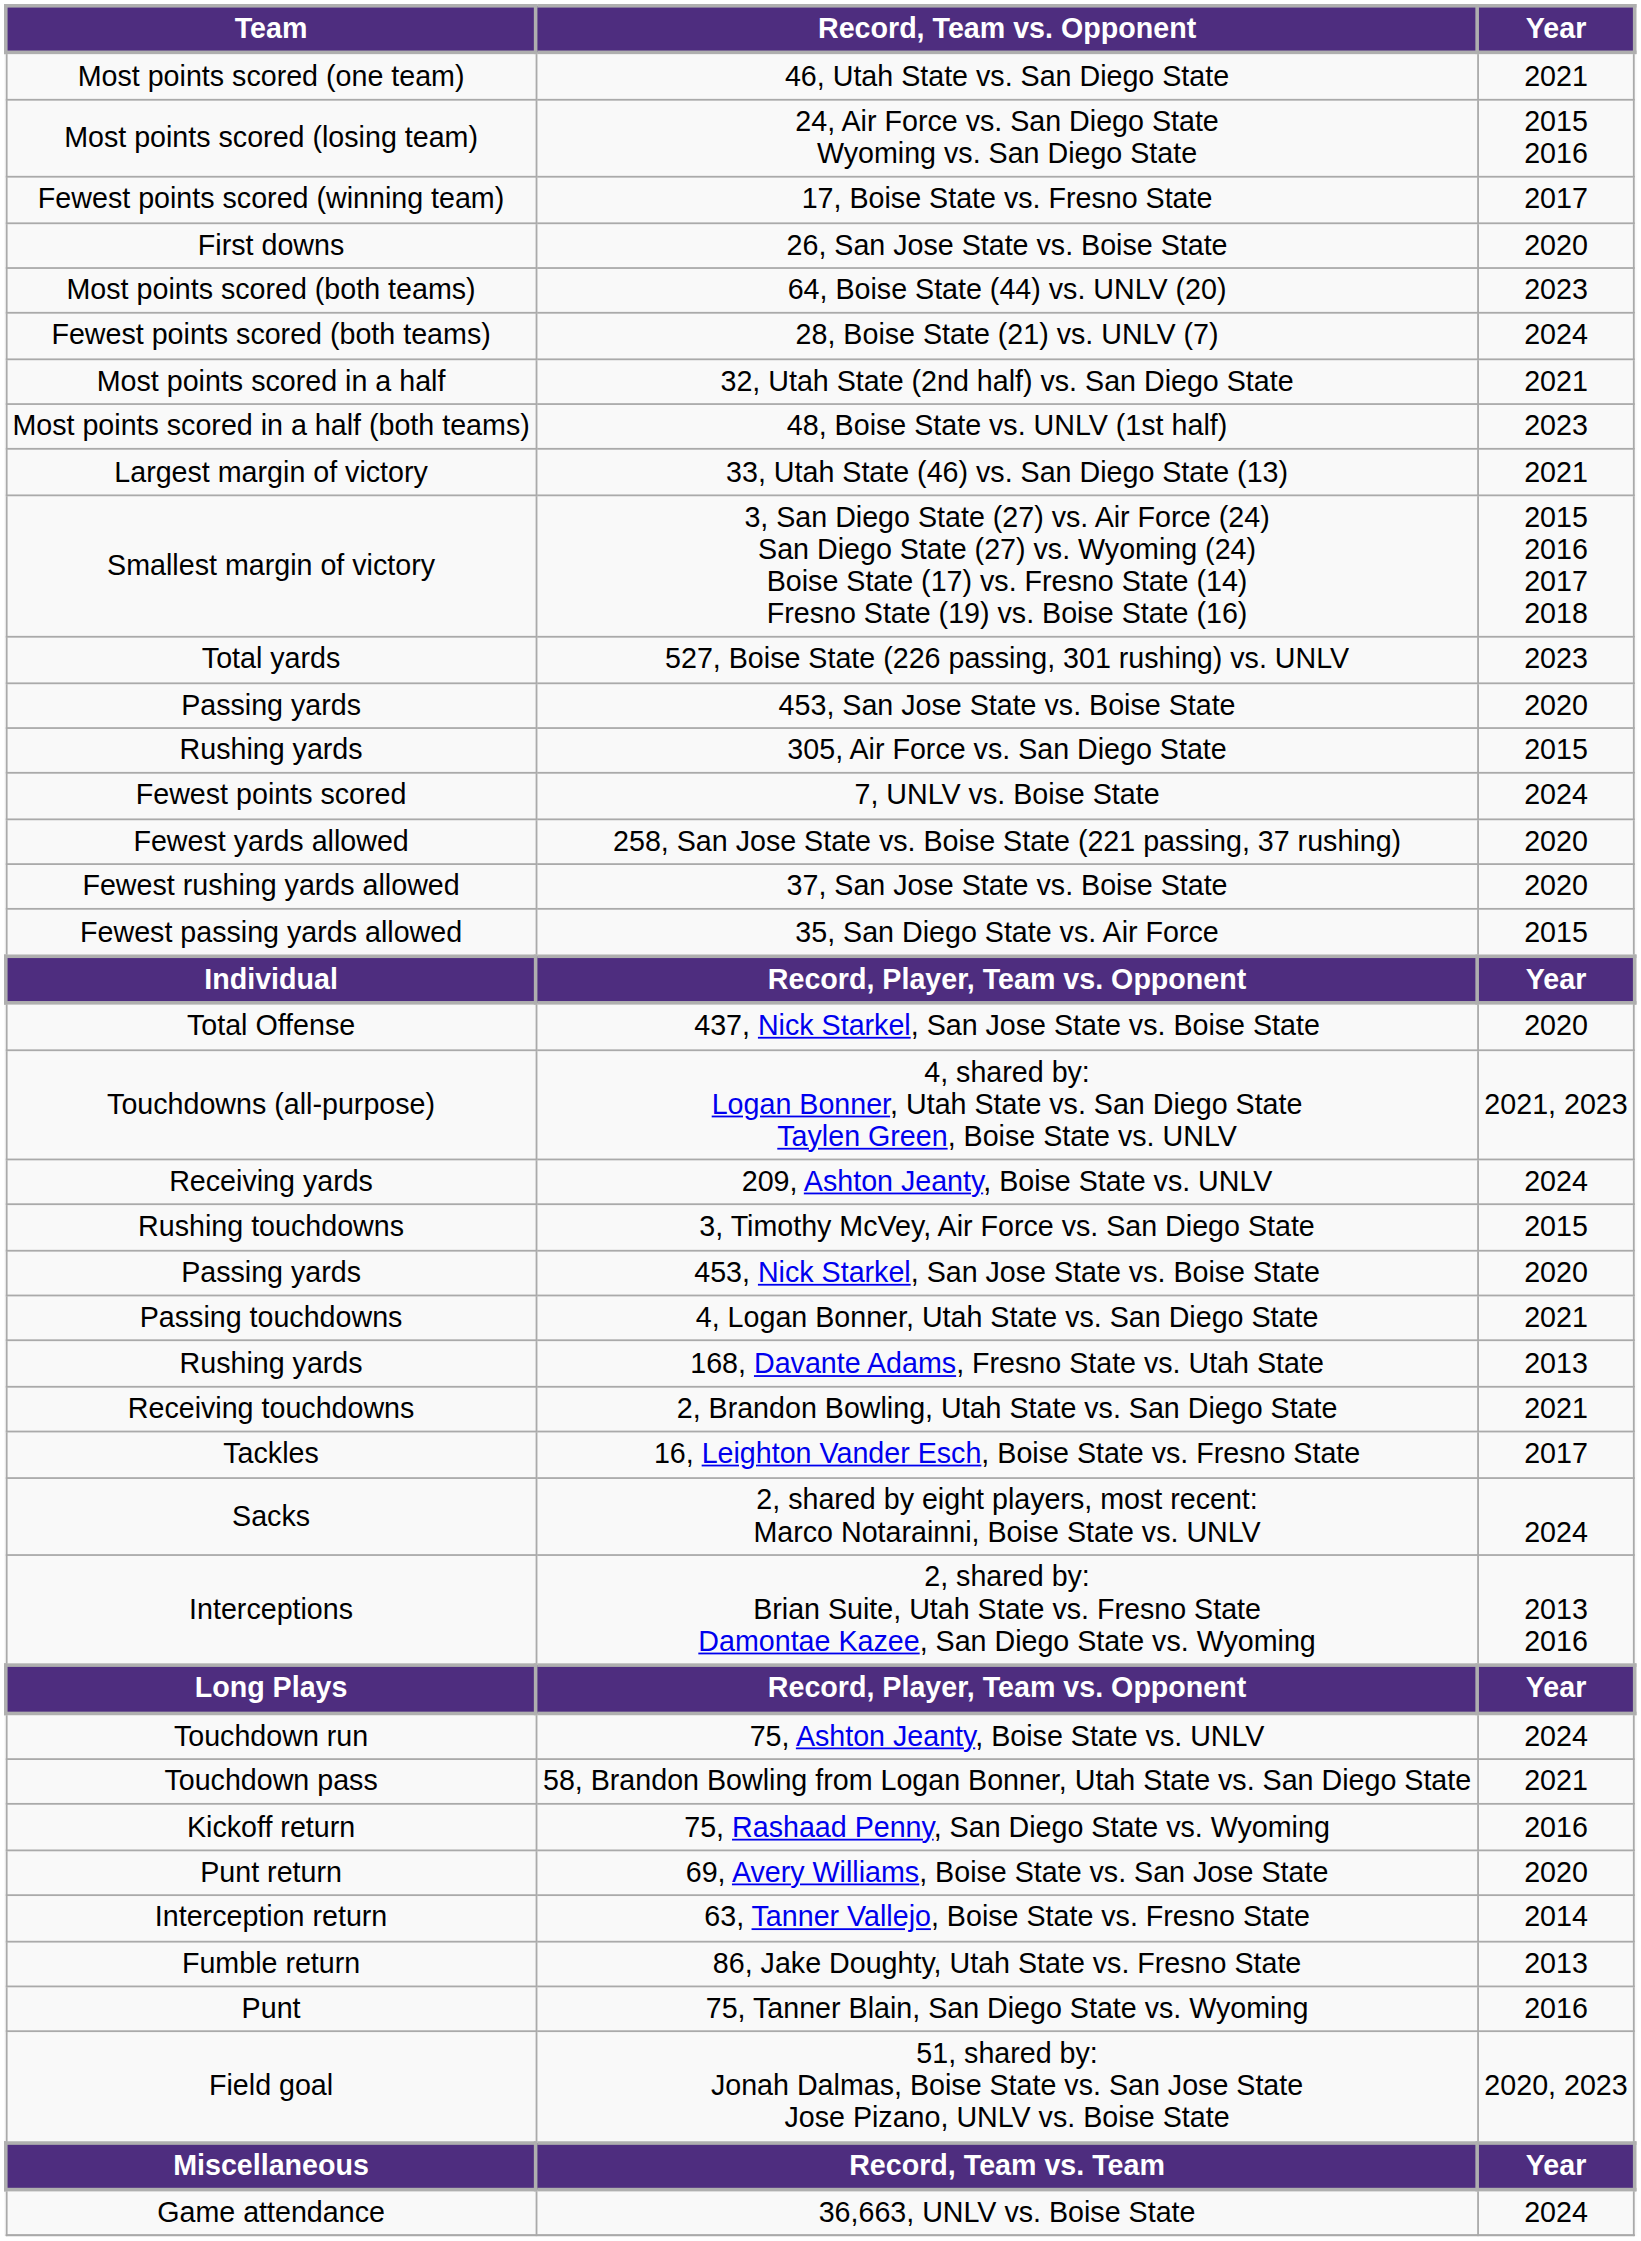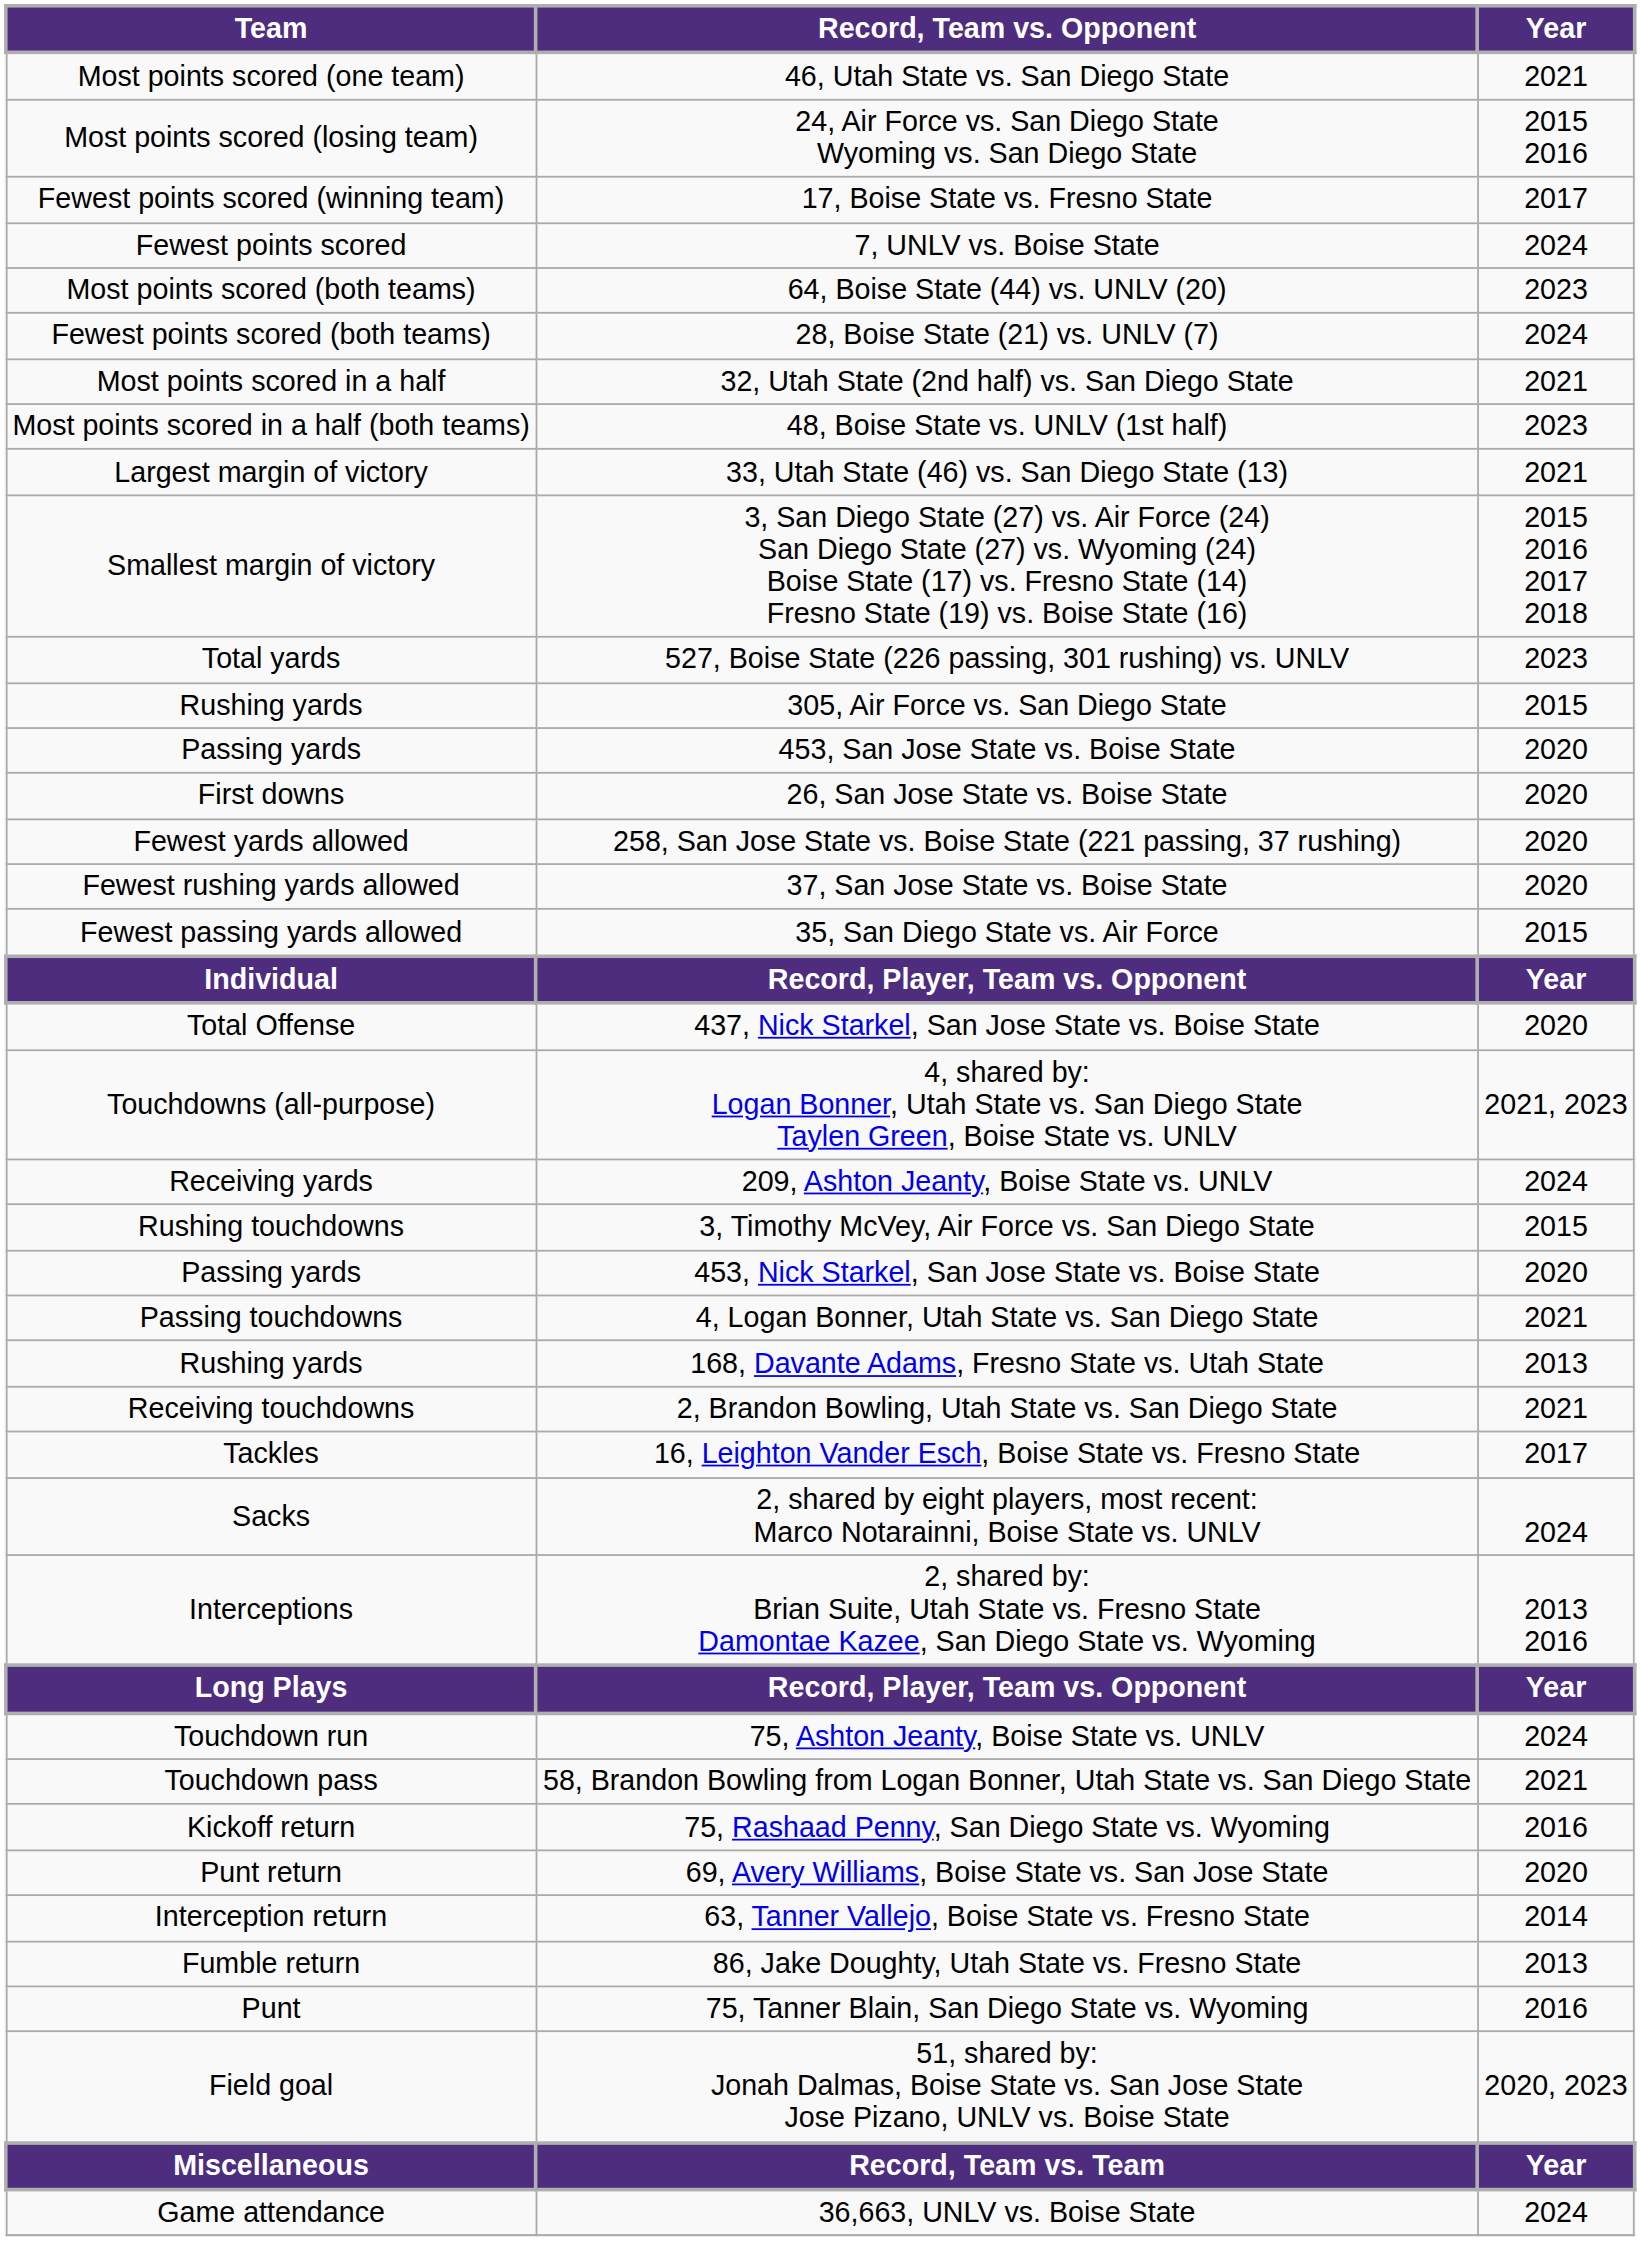rows swapped: (1007, 795) <-> (1007, 244)
rows swapped: (1007, 750) <-> (1007, 704)
